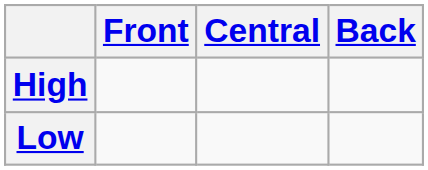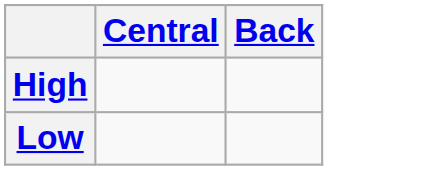- column: (146, 31)
